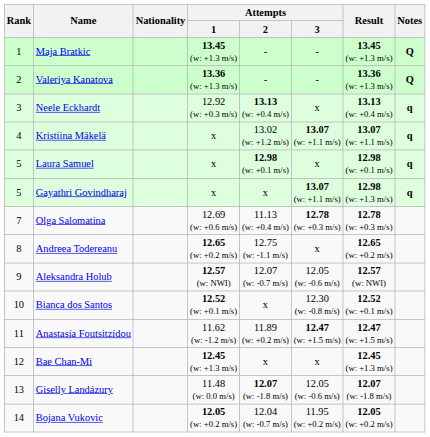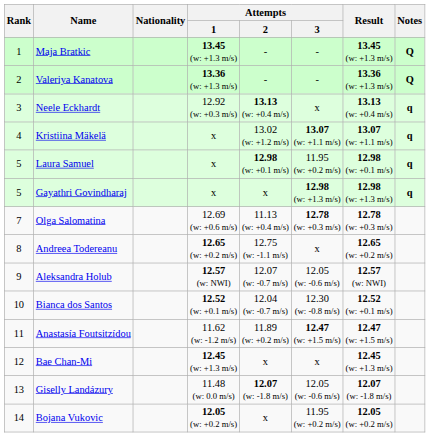(317, 164) x -> (317, 164) 11.95 (w: +0.2 m/s)
(317, 192) 13.07 (w: +1.1 m/s) -> (317, 192) 12.98 (w: +1.3 m/s)
(265, 305) x -> (265, 305) 12.04 (w: -0.7 m/s)
(265, 418) 12.04 (w: -0.7 m/s) -> (265, 418) x
